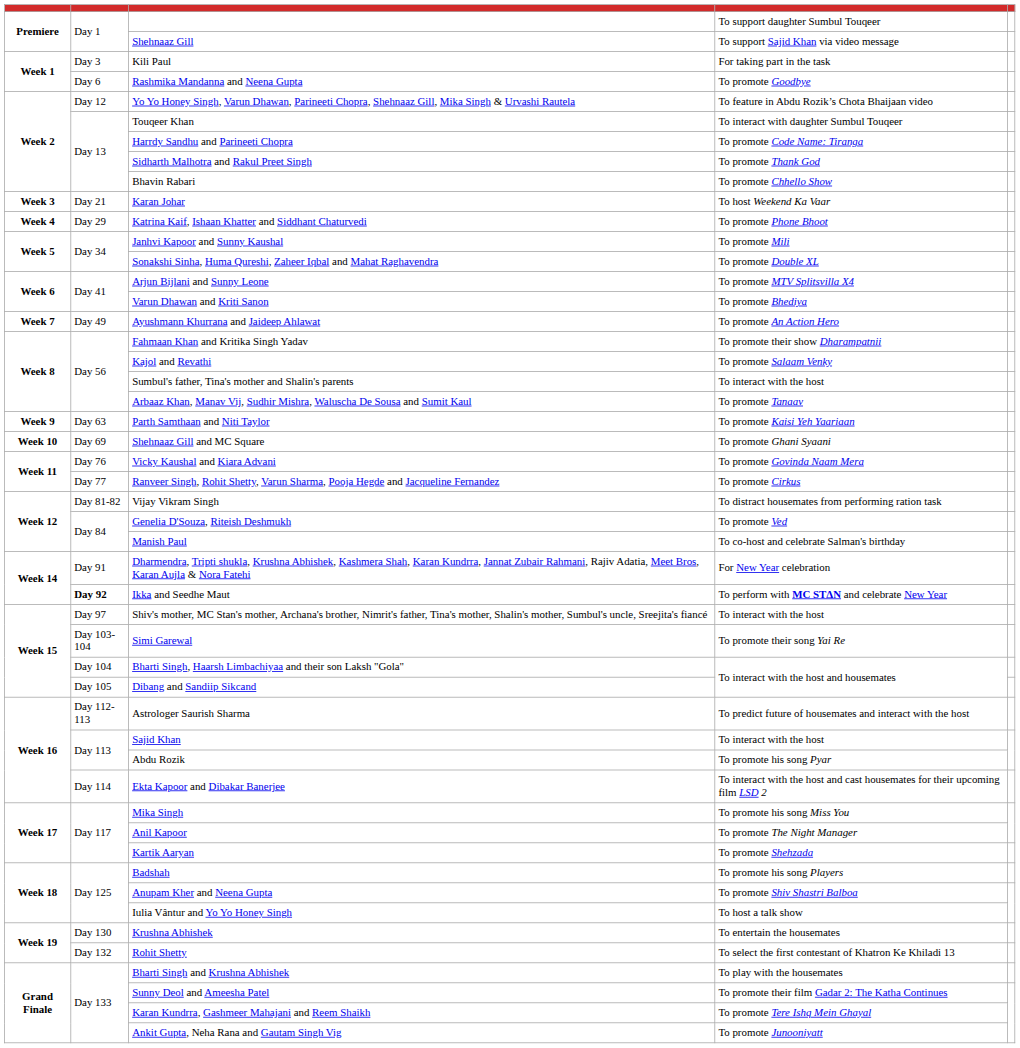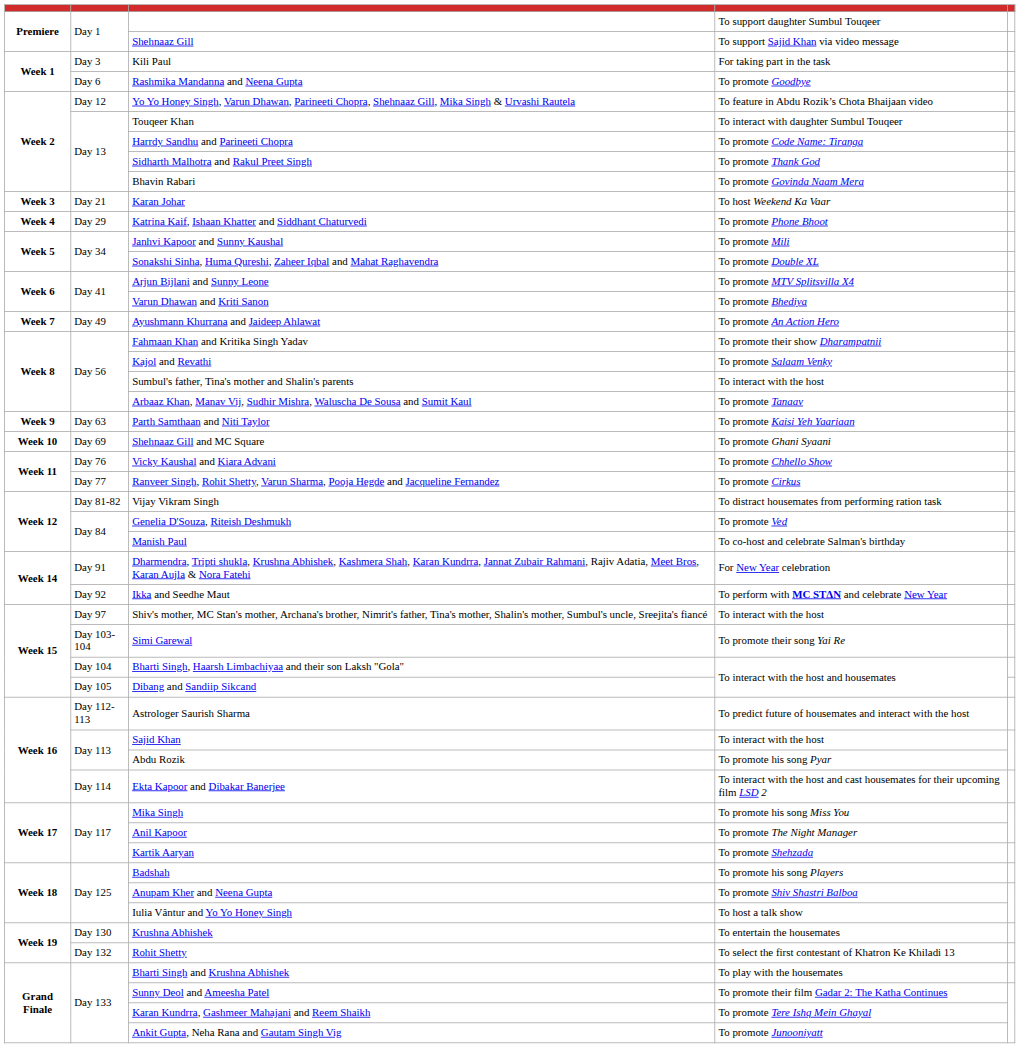(775, 181) To promote Chhello Show -> (791, 181) To promote Govinda Naam Mera
(791, 461) To promote Govinda Naam Mera -> (775, 461) To promote Chhello Show
(90, 594) bold -> (90, 594) normal
